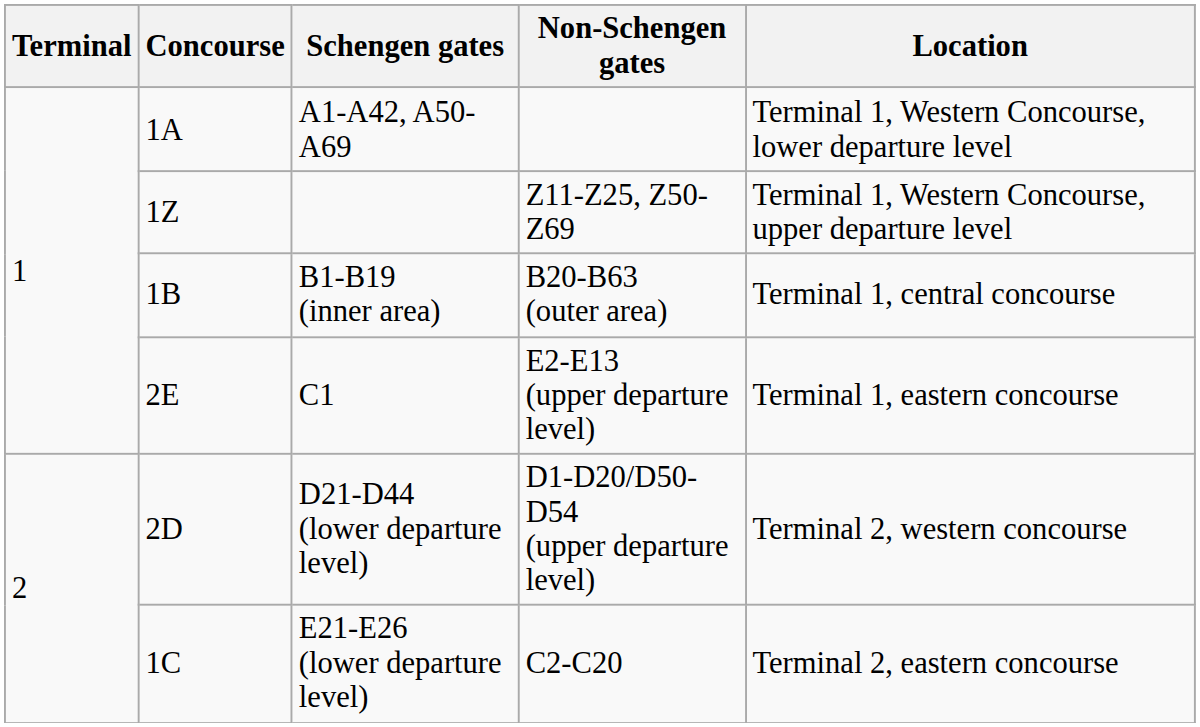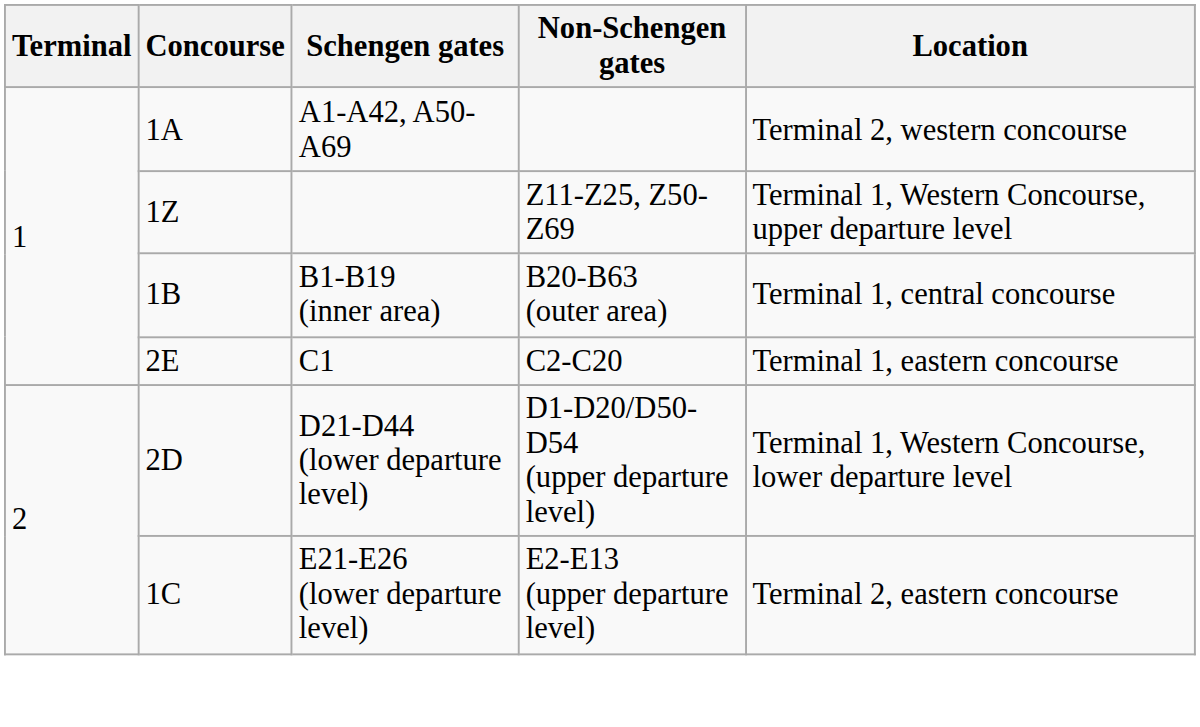(949, 128) Terminal 1, Western Concourse, lower departure level -> (940, 128) Terminal 2, western concourse
(627, 394) E2-E13 (upper departure level) -> (574, 360) C2-C20
(940, 528) Terminal 2, western concourse -> (949, 460) Terminal 1, Western Concourse, lower departure level
(574, 663) C2-C20 -> (627, 594) E2-E13 (upper departure level)
